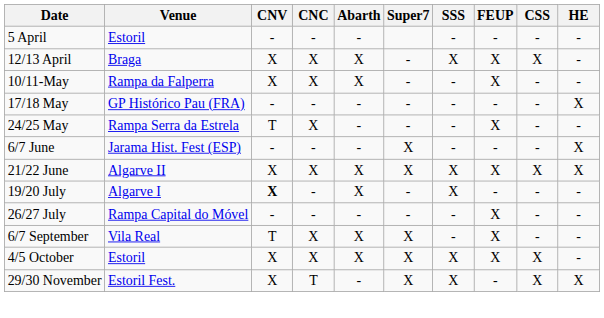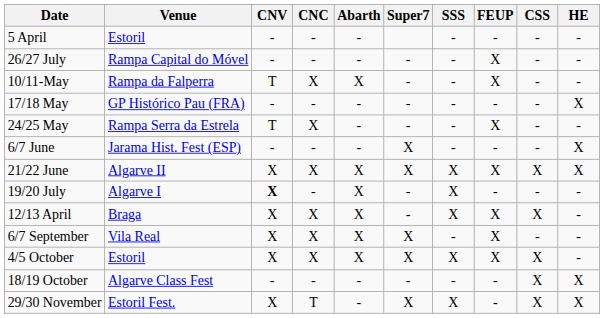rows swapped: (40, 59) <-> (37, 214)
(272, 81) X -> (272, 81) T
(272, 236) T -> (272, 236) X
+ row: (48, 280)
